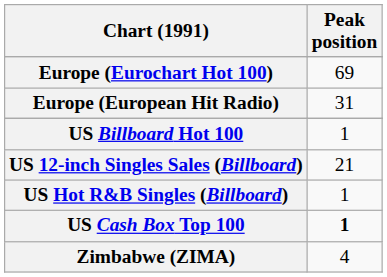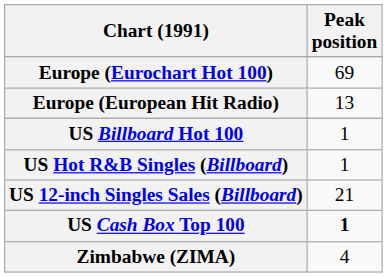(344, 103) 31 -> (344, 103) 13
rows swapped: (156, 164) <-> (156, 195)
